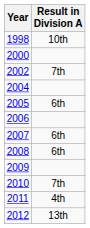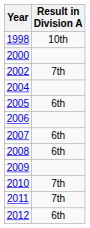(58, 199) 4th -> (58, 199) 7th
(58, 215) 13th -> (58, 215) 6th
